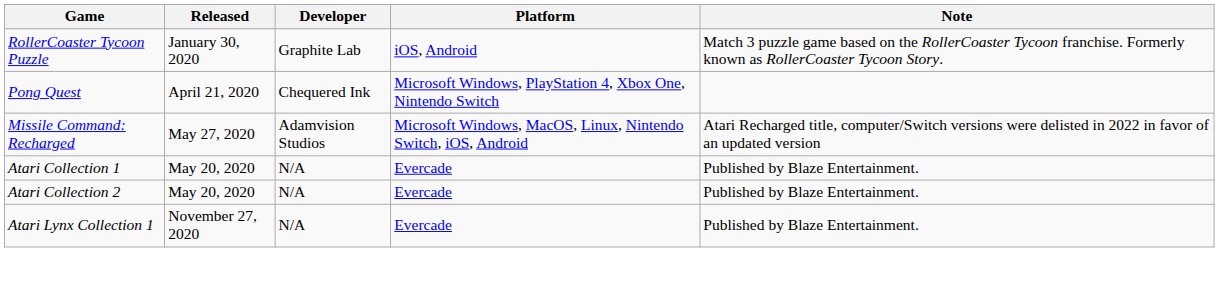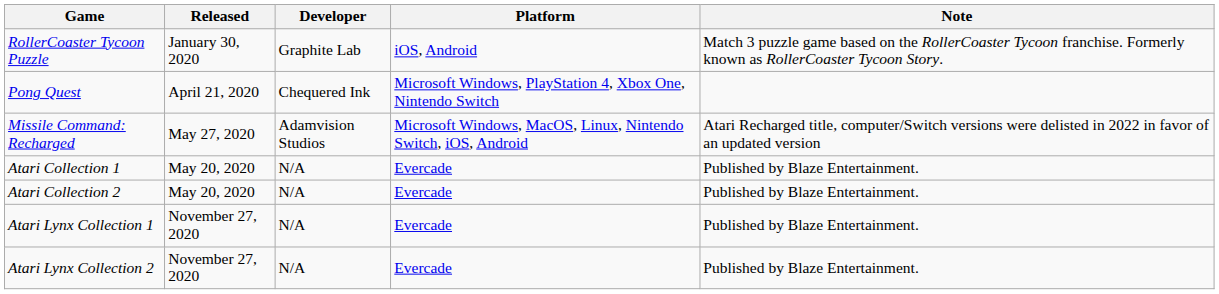+ row: (81, 267)
